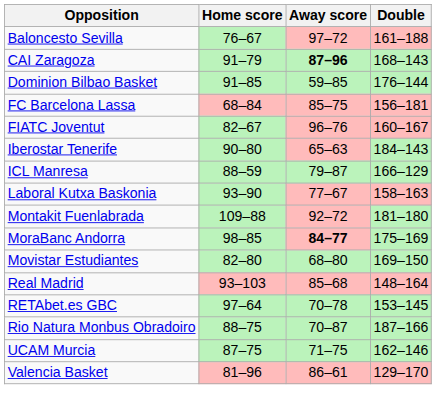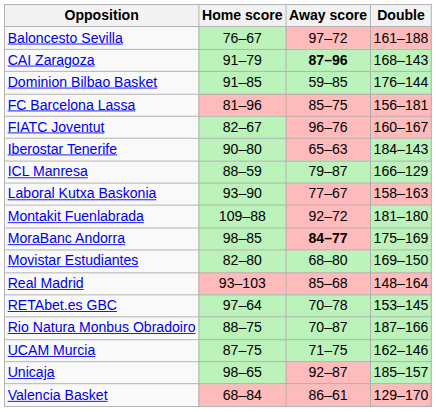(242, 104) 68–84 -> (242, 104) 81–96
+ row: (31, 372)
(242, 372) 81–96 -> (242, 395) 68–84
